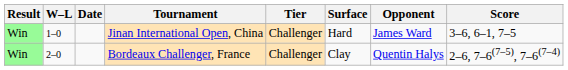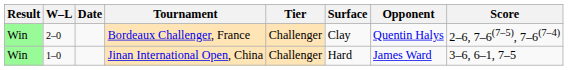rows swapped: (185, 33) <-> (179, 54)
